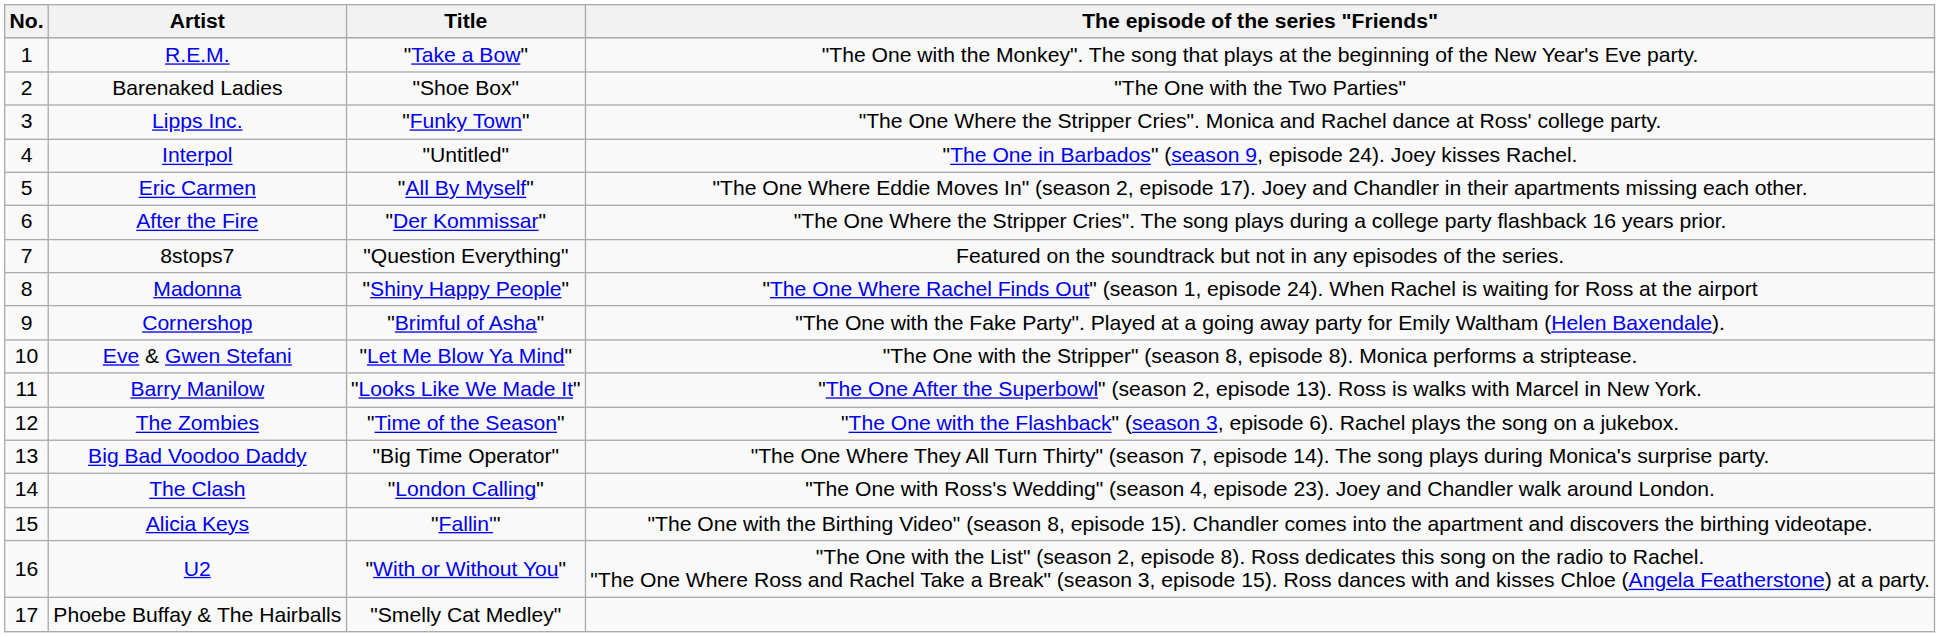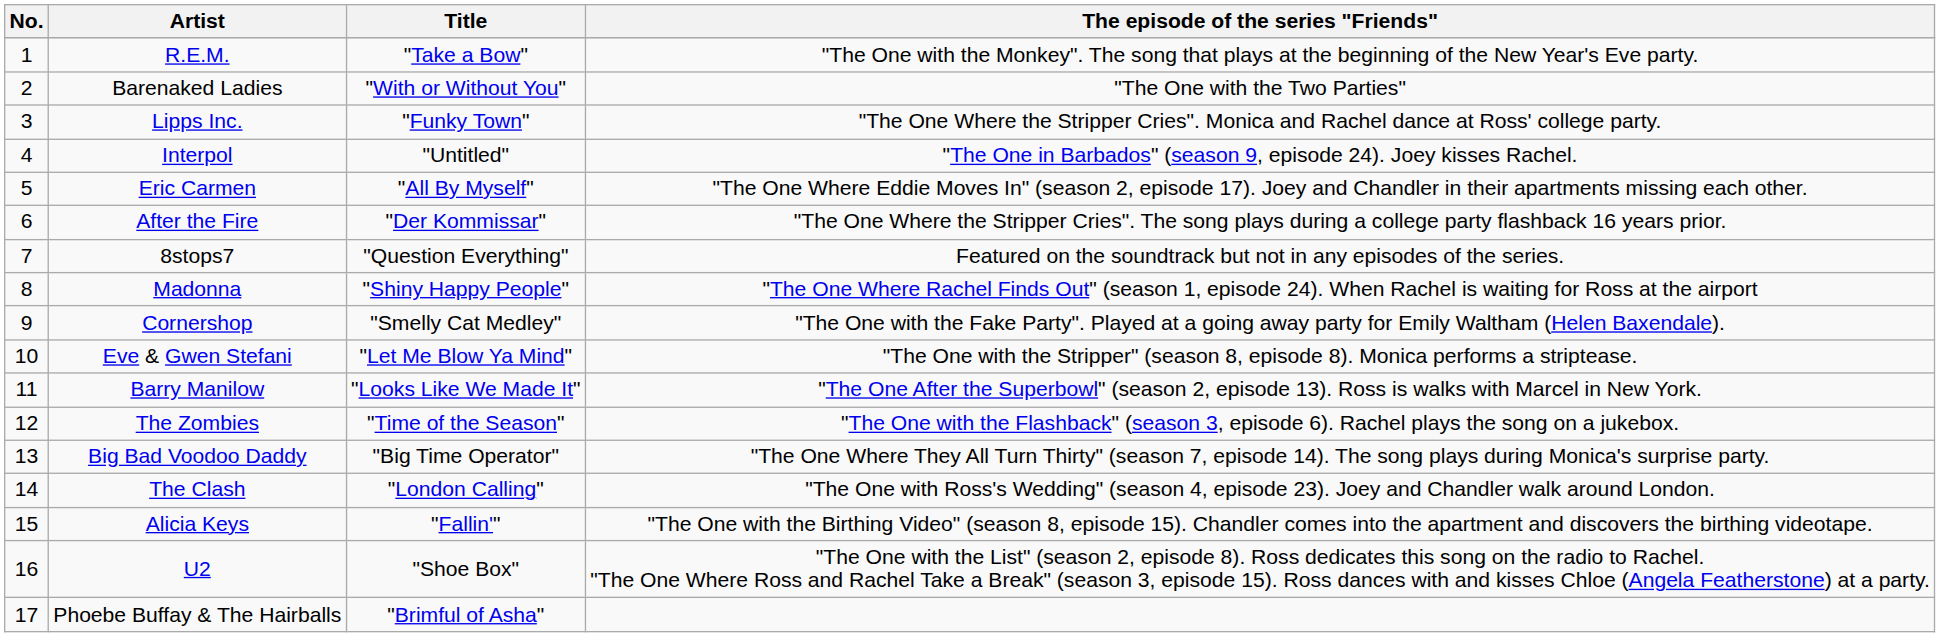(466, 88) "Shoe Box" -> (466, 88) "With or Without You"
(466, 322) "Brimful of Asha" -> (466, 322) "Smelly Cat Medley"
(466, 569) "With or Without You" -> (466, 569) "Shoe Box"
(466, 614) "Smelly Cat Medley" -> (466, 614) "Brimful of Asha"
